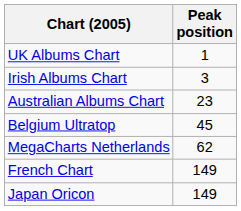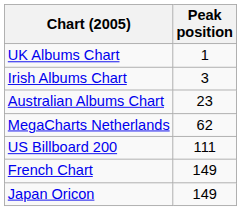- row: (62, 124)
+ row: (62, 147)
